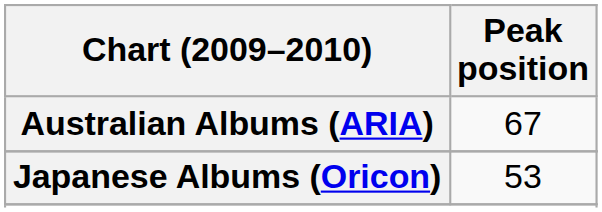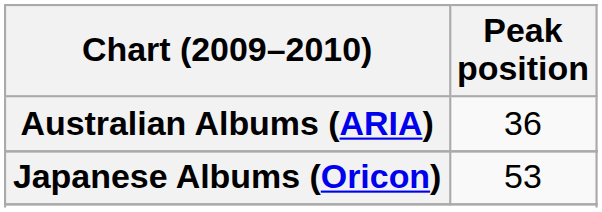(523, 123) 67 -> (523, 123) 36
